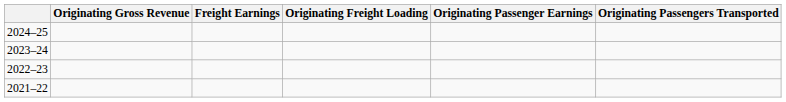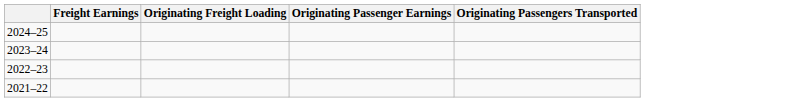- column: (121, 13)
